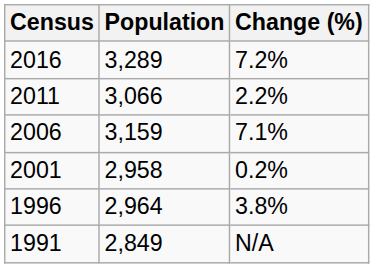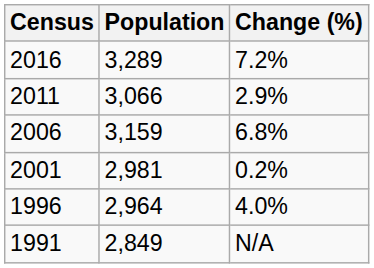(262, 96) 2.2% -> (262, 96) 2.9%
(262, 133) 7.1% -> (262, 133) 6.8%
(134, 170) 2,958 -> (134, 170) 2,981
(262, 206) 3.8% -> (262, 206) 4.0%
